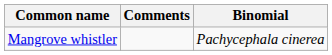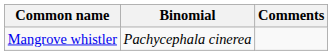columns swapped: (261, 15) <-> (157, 15)
